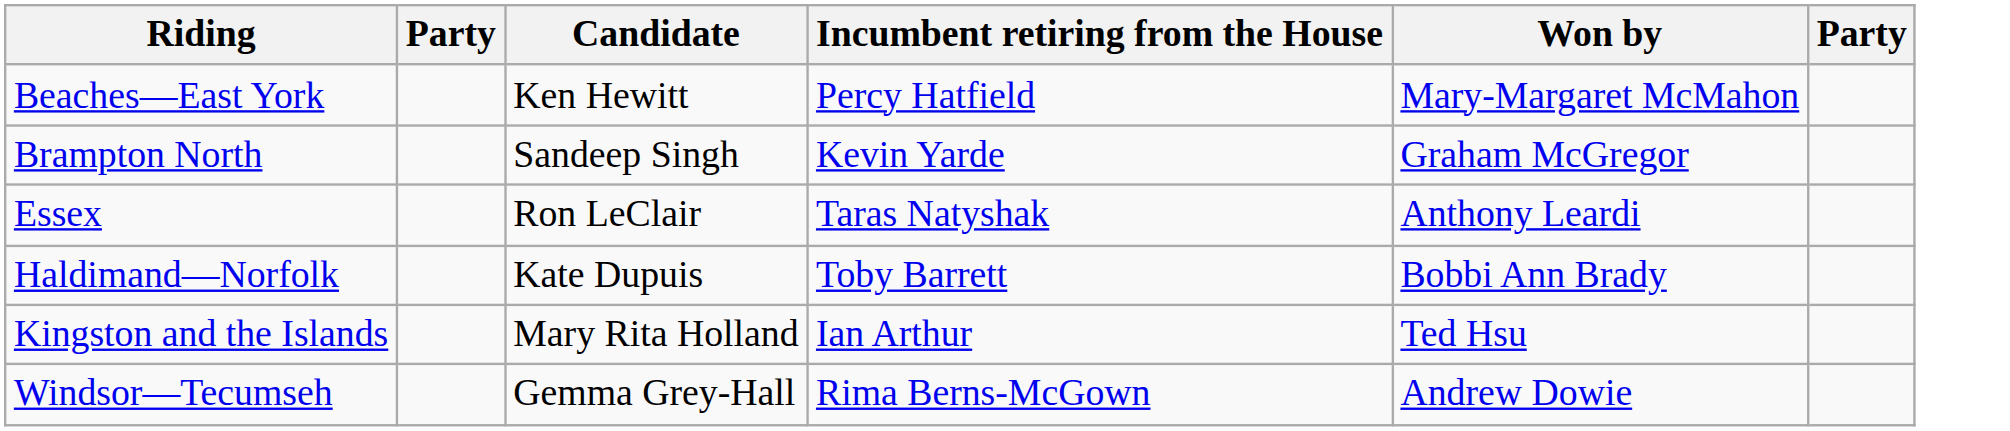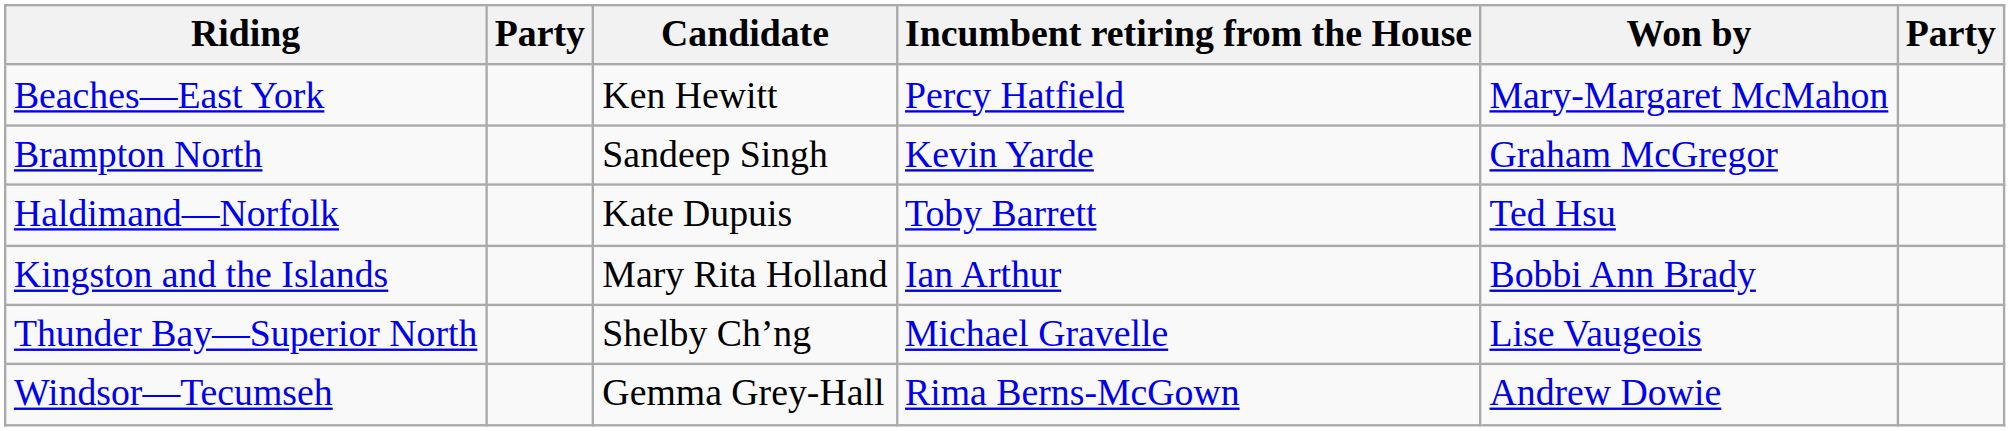- row: (58, 214)
(1534, 273) Bobbi Ann Brady -> (1553, 214) Ted Hsu
(1464, 333) Ted Hsu -> (1623, 273) Bobbi Ann Brady
+ row: (246, 333)
